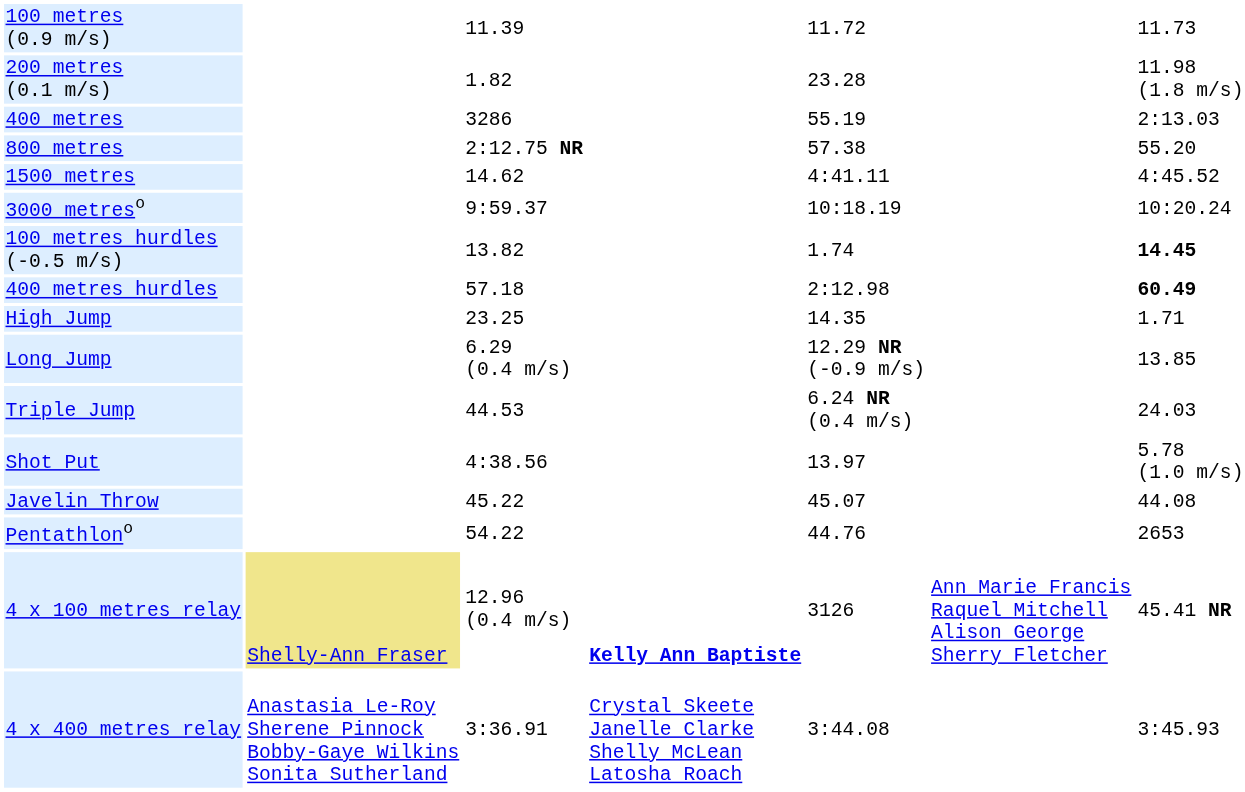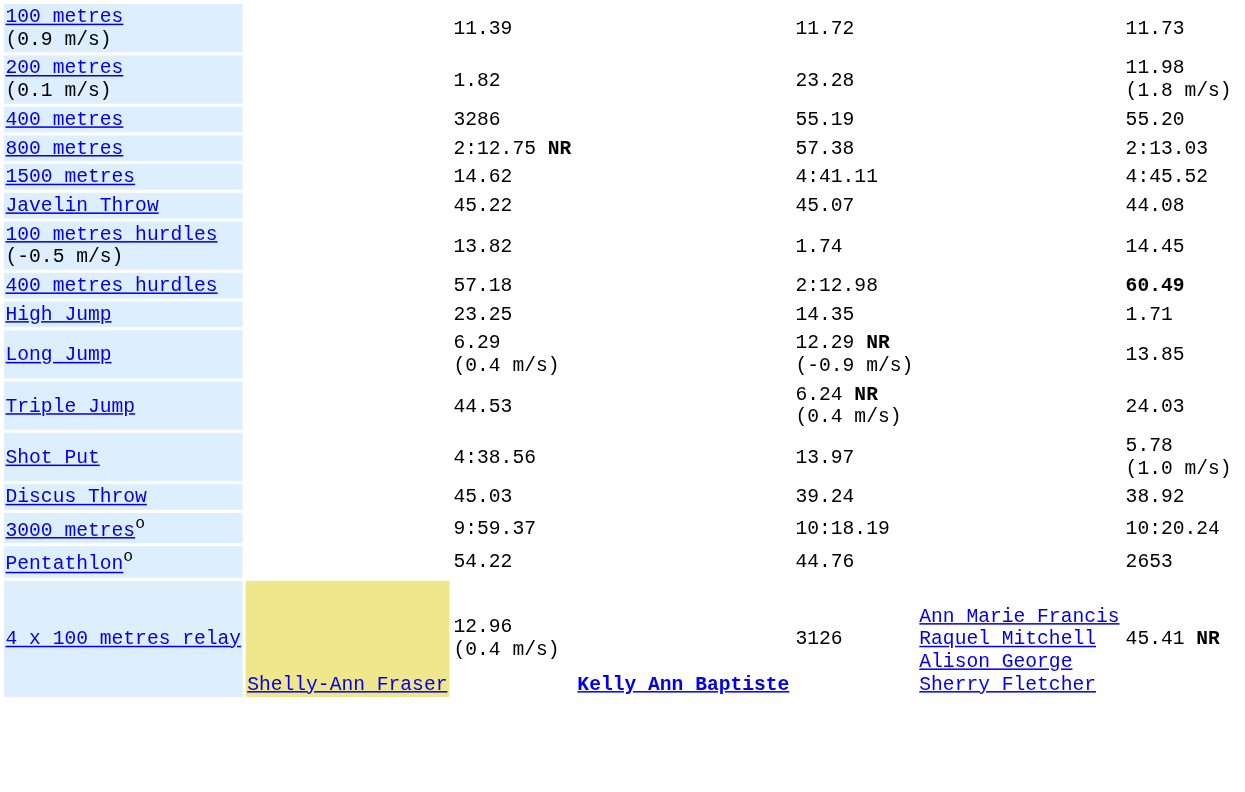(1179, 120) 2:13.03 -> (1155, 120) 55.20
(1167, 148) 55.20 -> (1167, 148) 2:13.03
rows swapped: (75, 208) <-> (82, 502)
(1167, 251) bold -> (1155, 246) normal
+ row: (76, 497)
- row: (123, 729)
